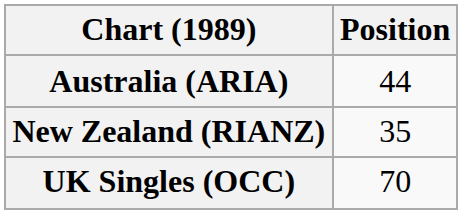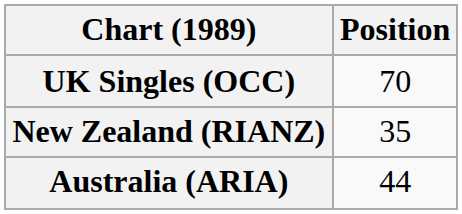rows swapped: (169, 80) <-> (169, 182)
